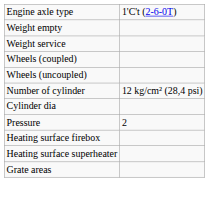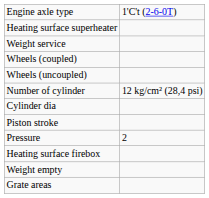rows swapped: (34, 28) <-> (62, 153)
+ row: (32, 122)
